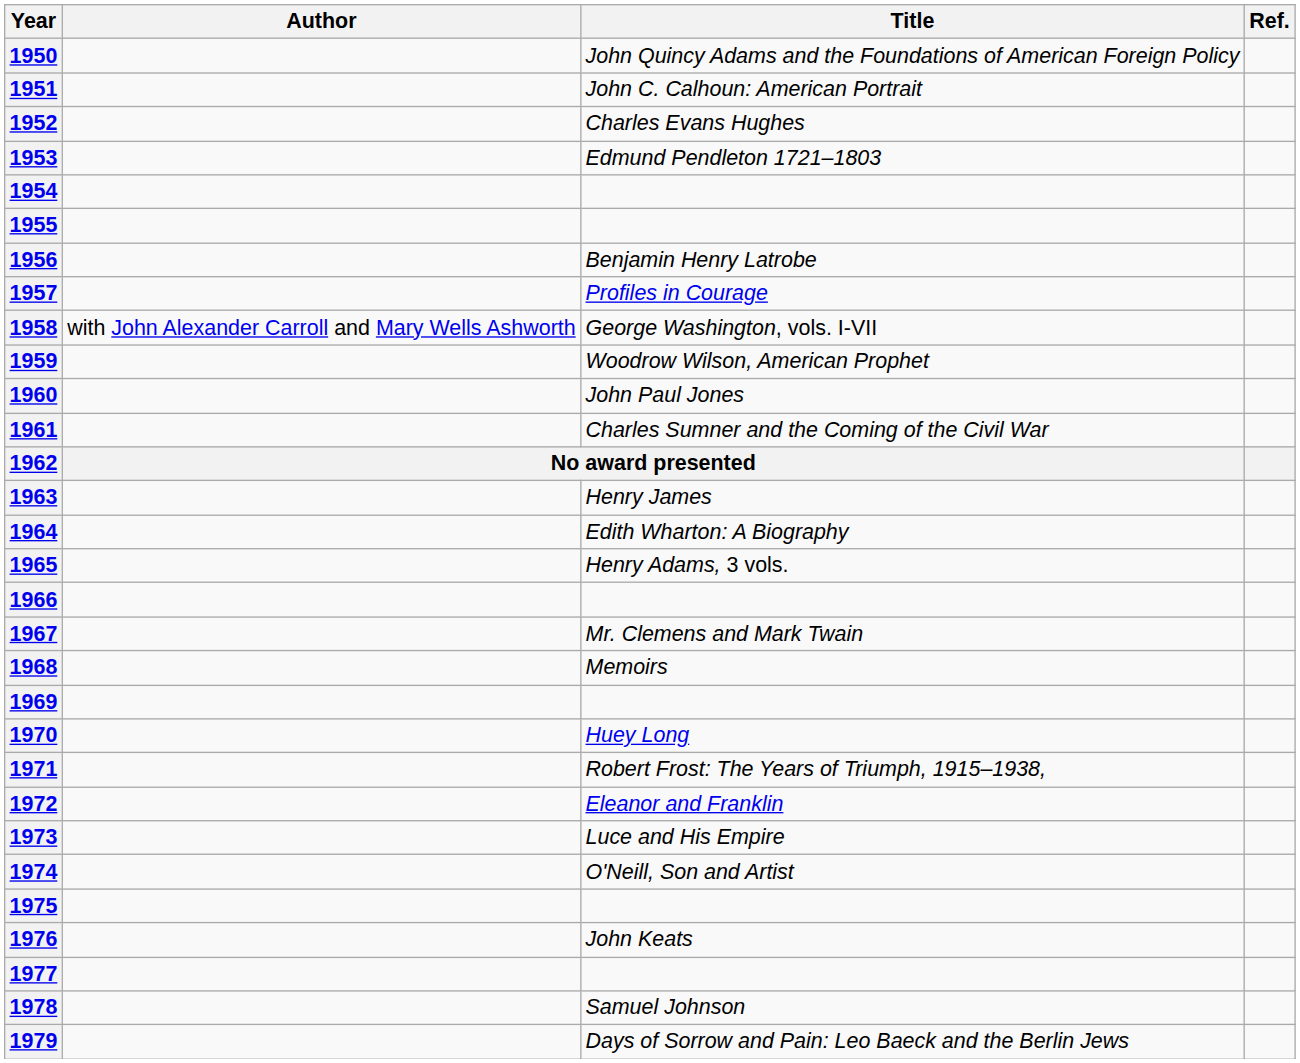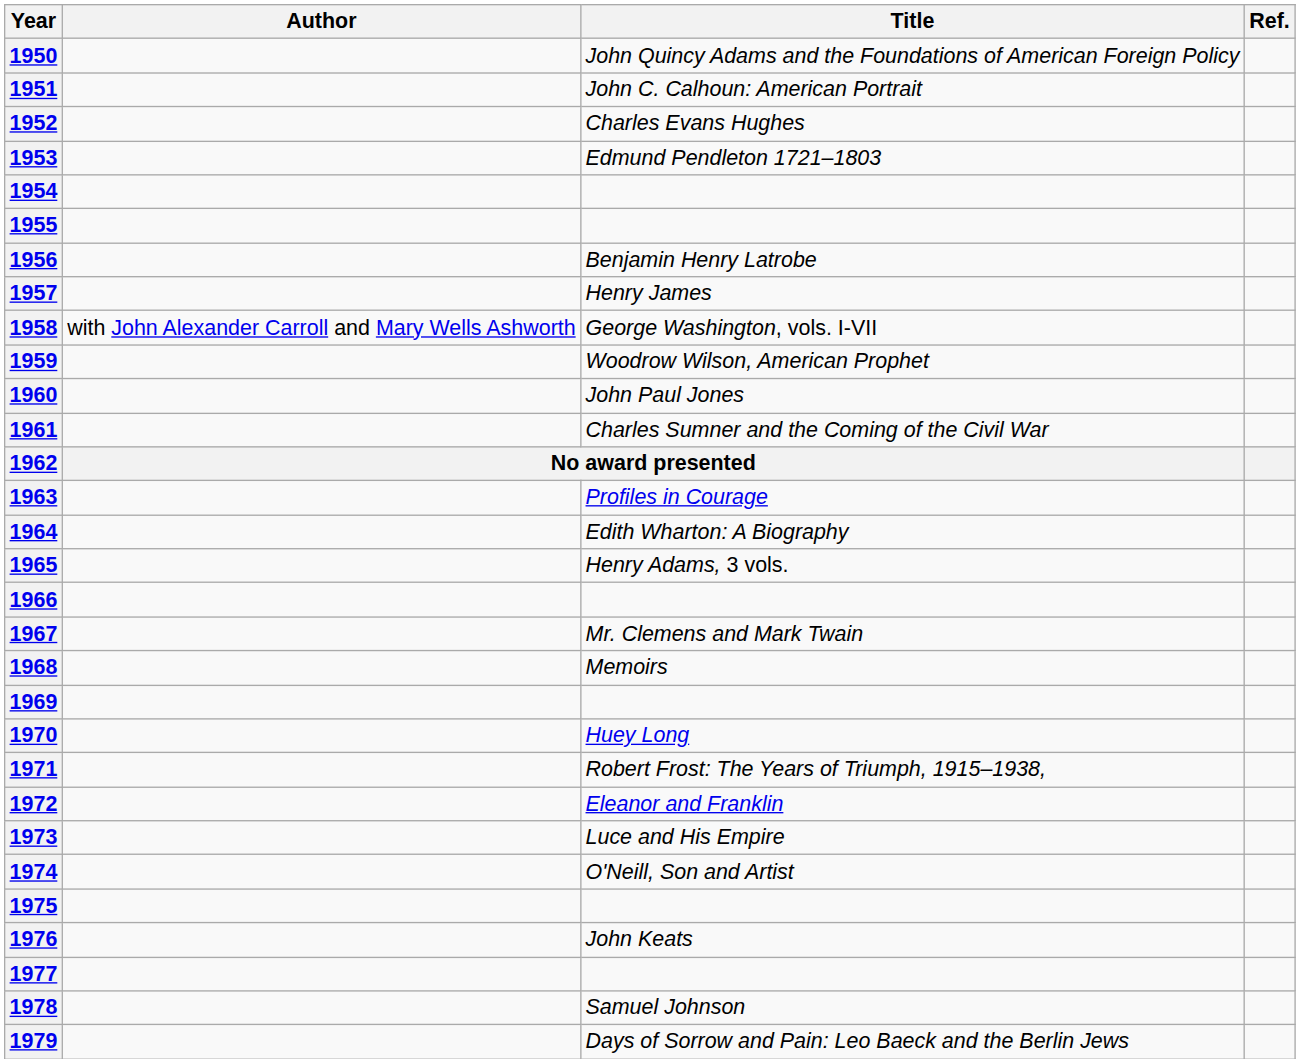(677, 293) Profiles in Courage -> (649, 293) Henry James
(649, 497) Henry James -> (677, 497) Profiles in Courage
